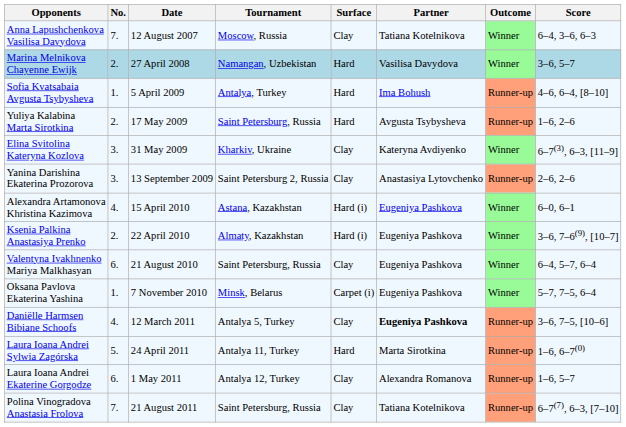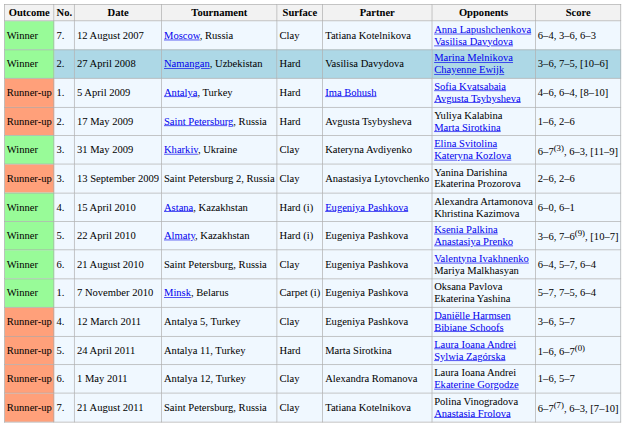columns swapped: (510, 12) <-> (56, 12)
(556, 64) 3–6, 5–7 -> (573, 64) 3–6, 7–5, [10–6]
(114, 235) 2. -> (61, 235) 5.
(423, 321) bold -> (367, 321) normal
(573, 321) 3–6, 7–5, [10–6] -> (556, 321) 3–6, 5–7
